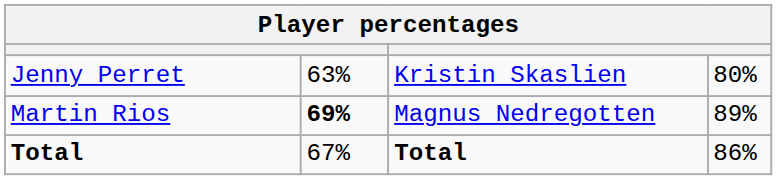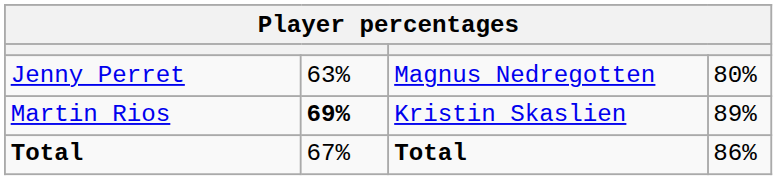(510, 76) Kristin Skaslien -> (525, 76) Magnus Nedregotten
(525, 115) Magnus Nedregotten -> (510, 115) Kristin Skaslien
